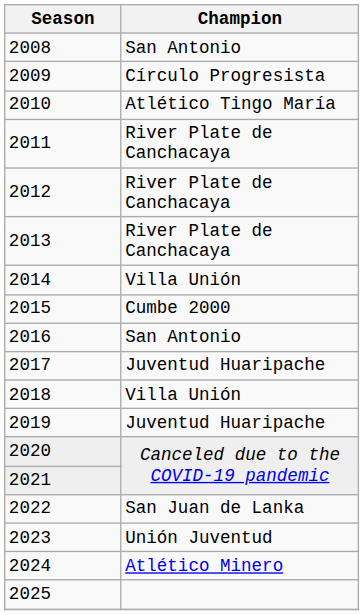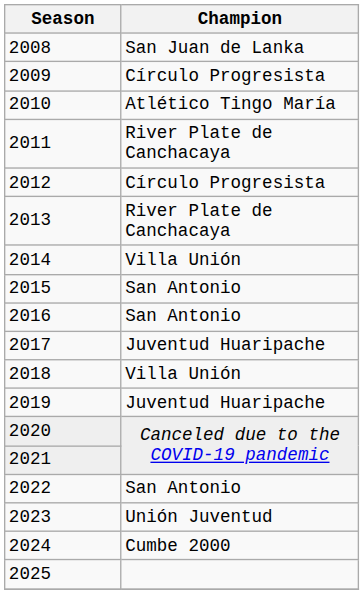(183, 48) San Antonio -> (215, 48) San Juan de Lanka
(199, 192) River Plate de Canchacaya -> (225, 182) Círculo Progresista
(178, 309) Cumbe 2000 -> (183, 288) San Antonio
(215, 509) San Juan de Lanka -> (183, 489) San Antonio
(204, 566) Atlético Minero -> (178, 546) Cumbe 2000
